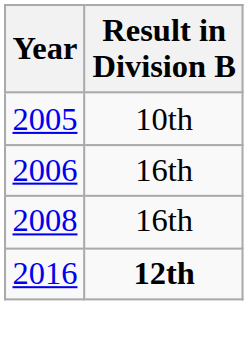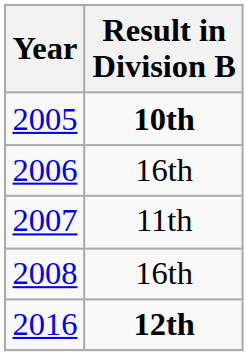(164, 118) normal -> (164, 118) bold
+ row: (45, 221)
